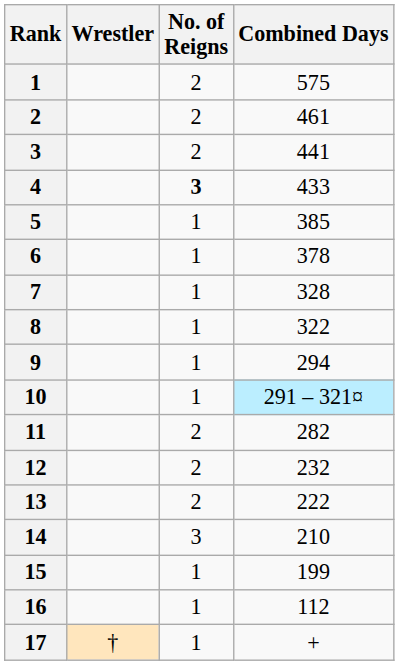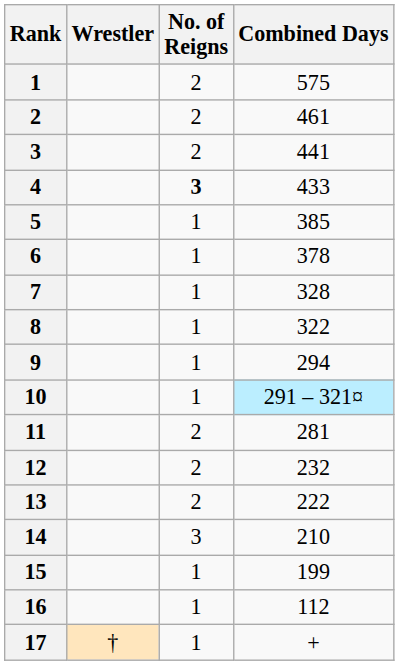(313, 432) 282 -> (313, 432) 281
